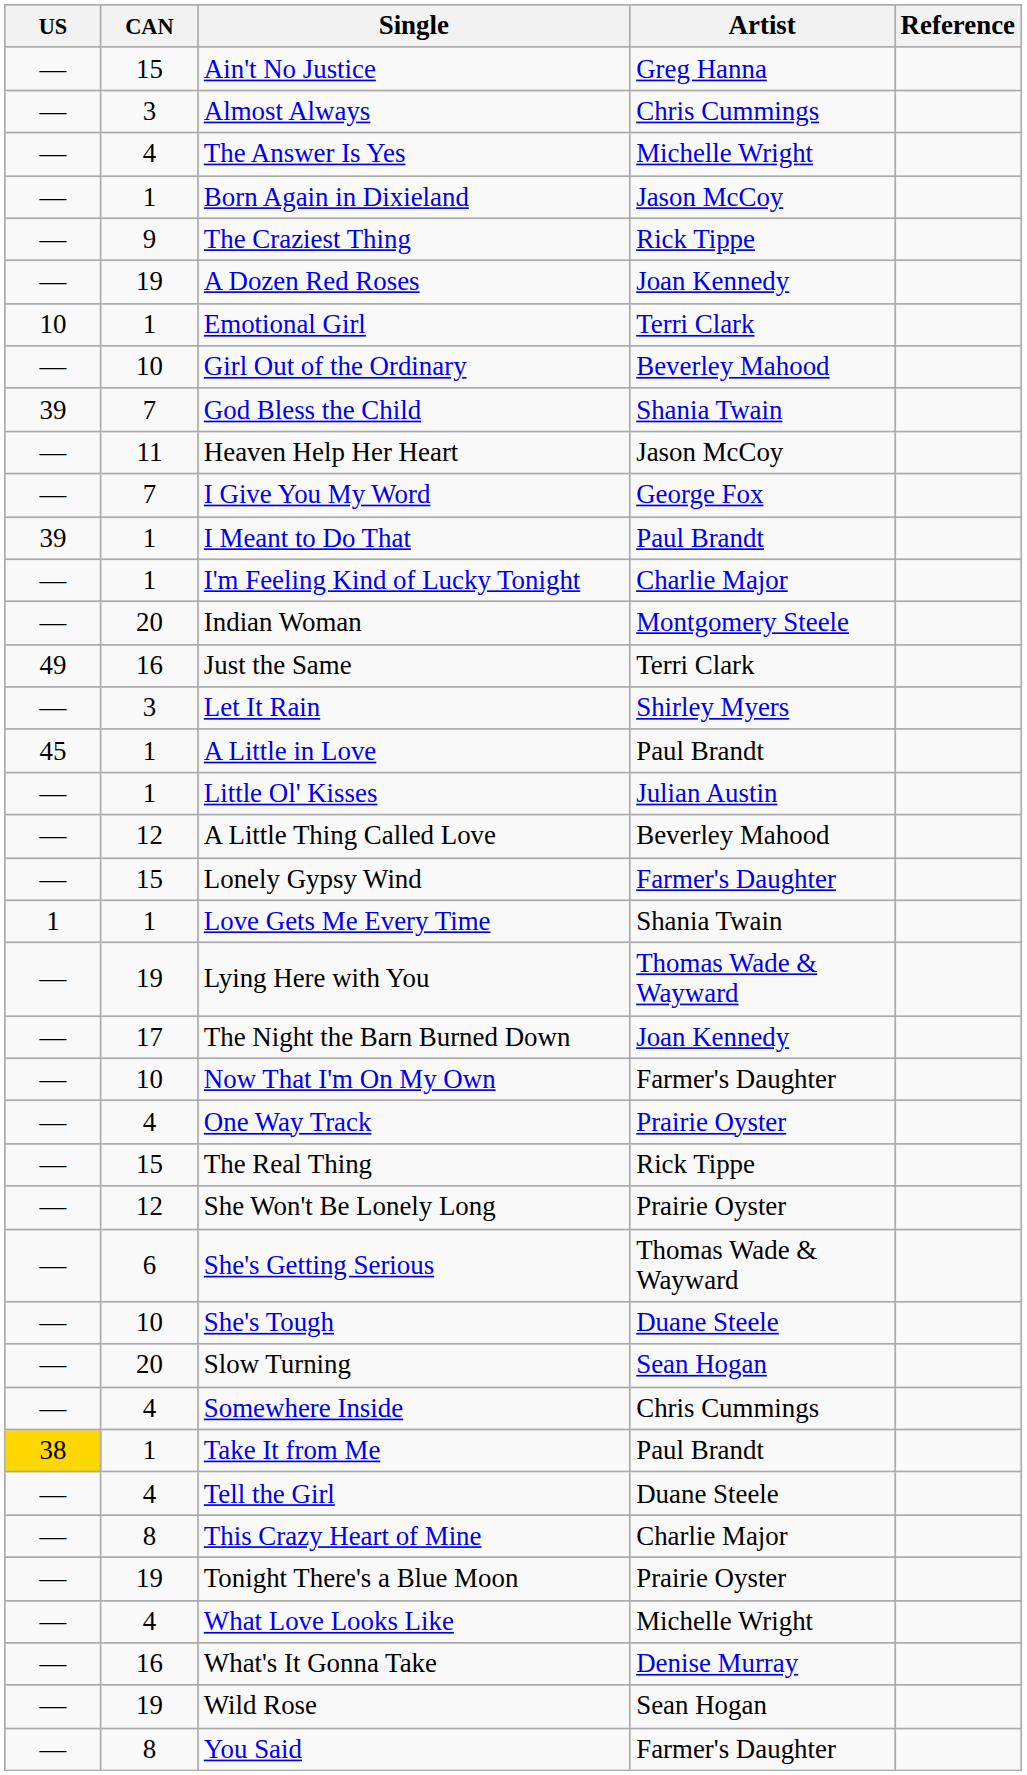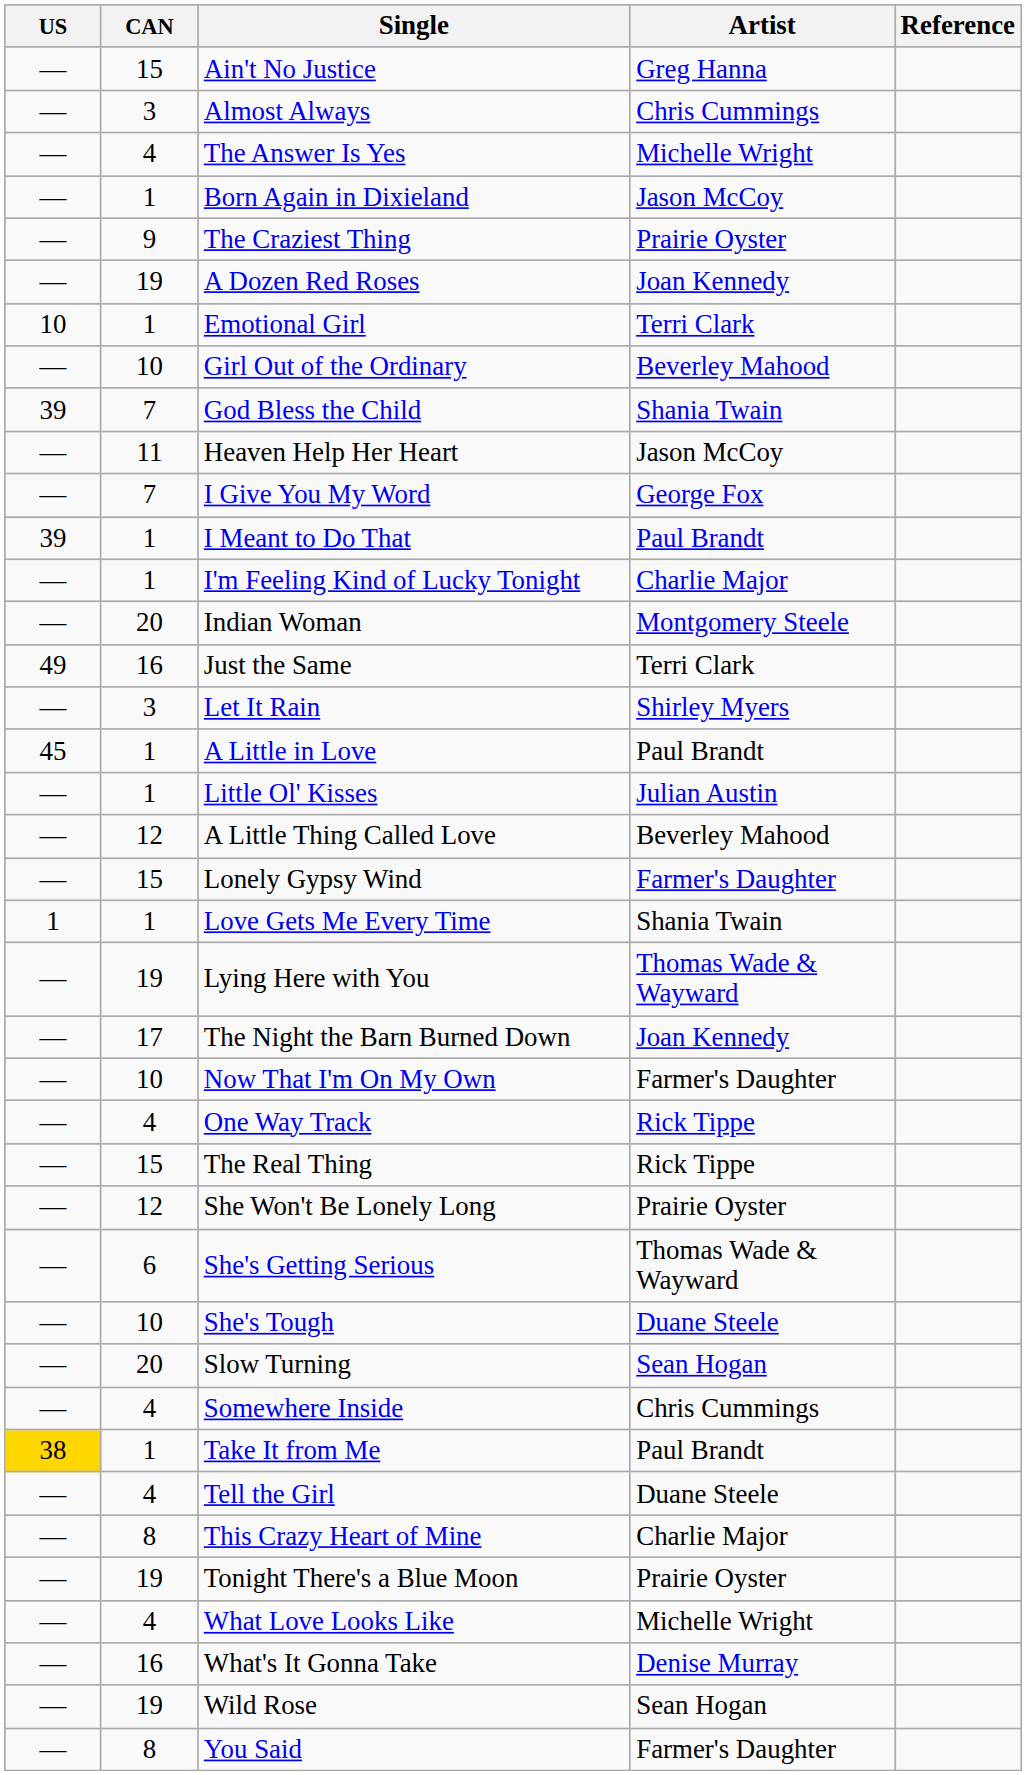(696, 238) Rick Tippe -> (711, 238) Prairie Oyster
(711, 1121) Prairie Oyster -> (696, 1121) Rick Tippe
